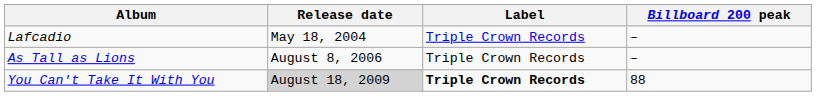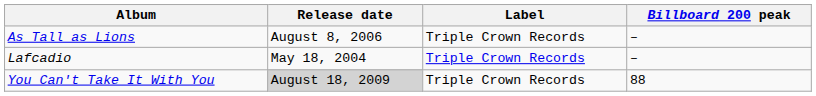rows swapped: (40, 37) <-> (71, 59)
(505, 80) bold -> (505, 80) normal
